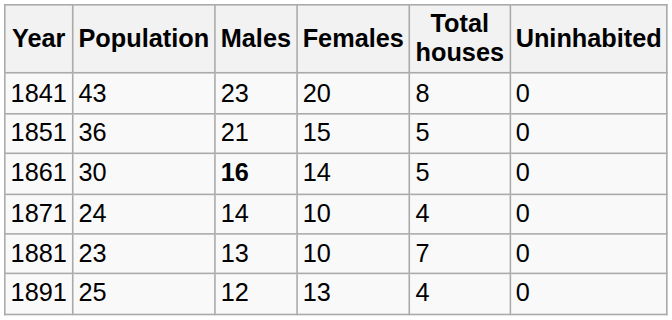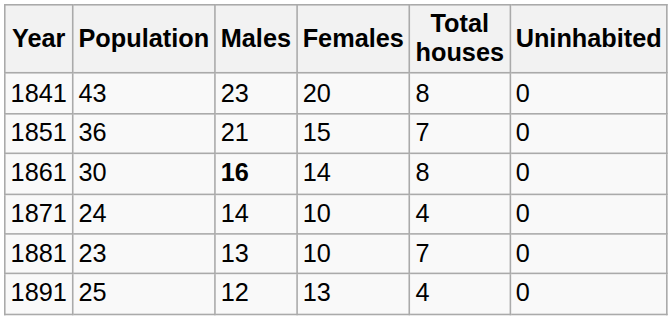(423, 133) 5 -> (423, 133) 7
(423, 173) 5 -> (423, 173) 8
